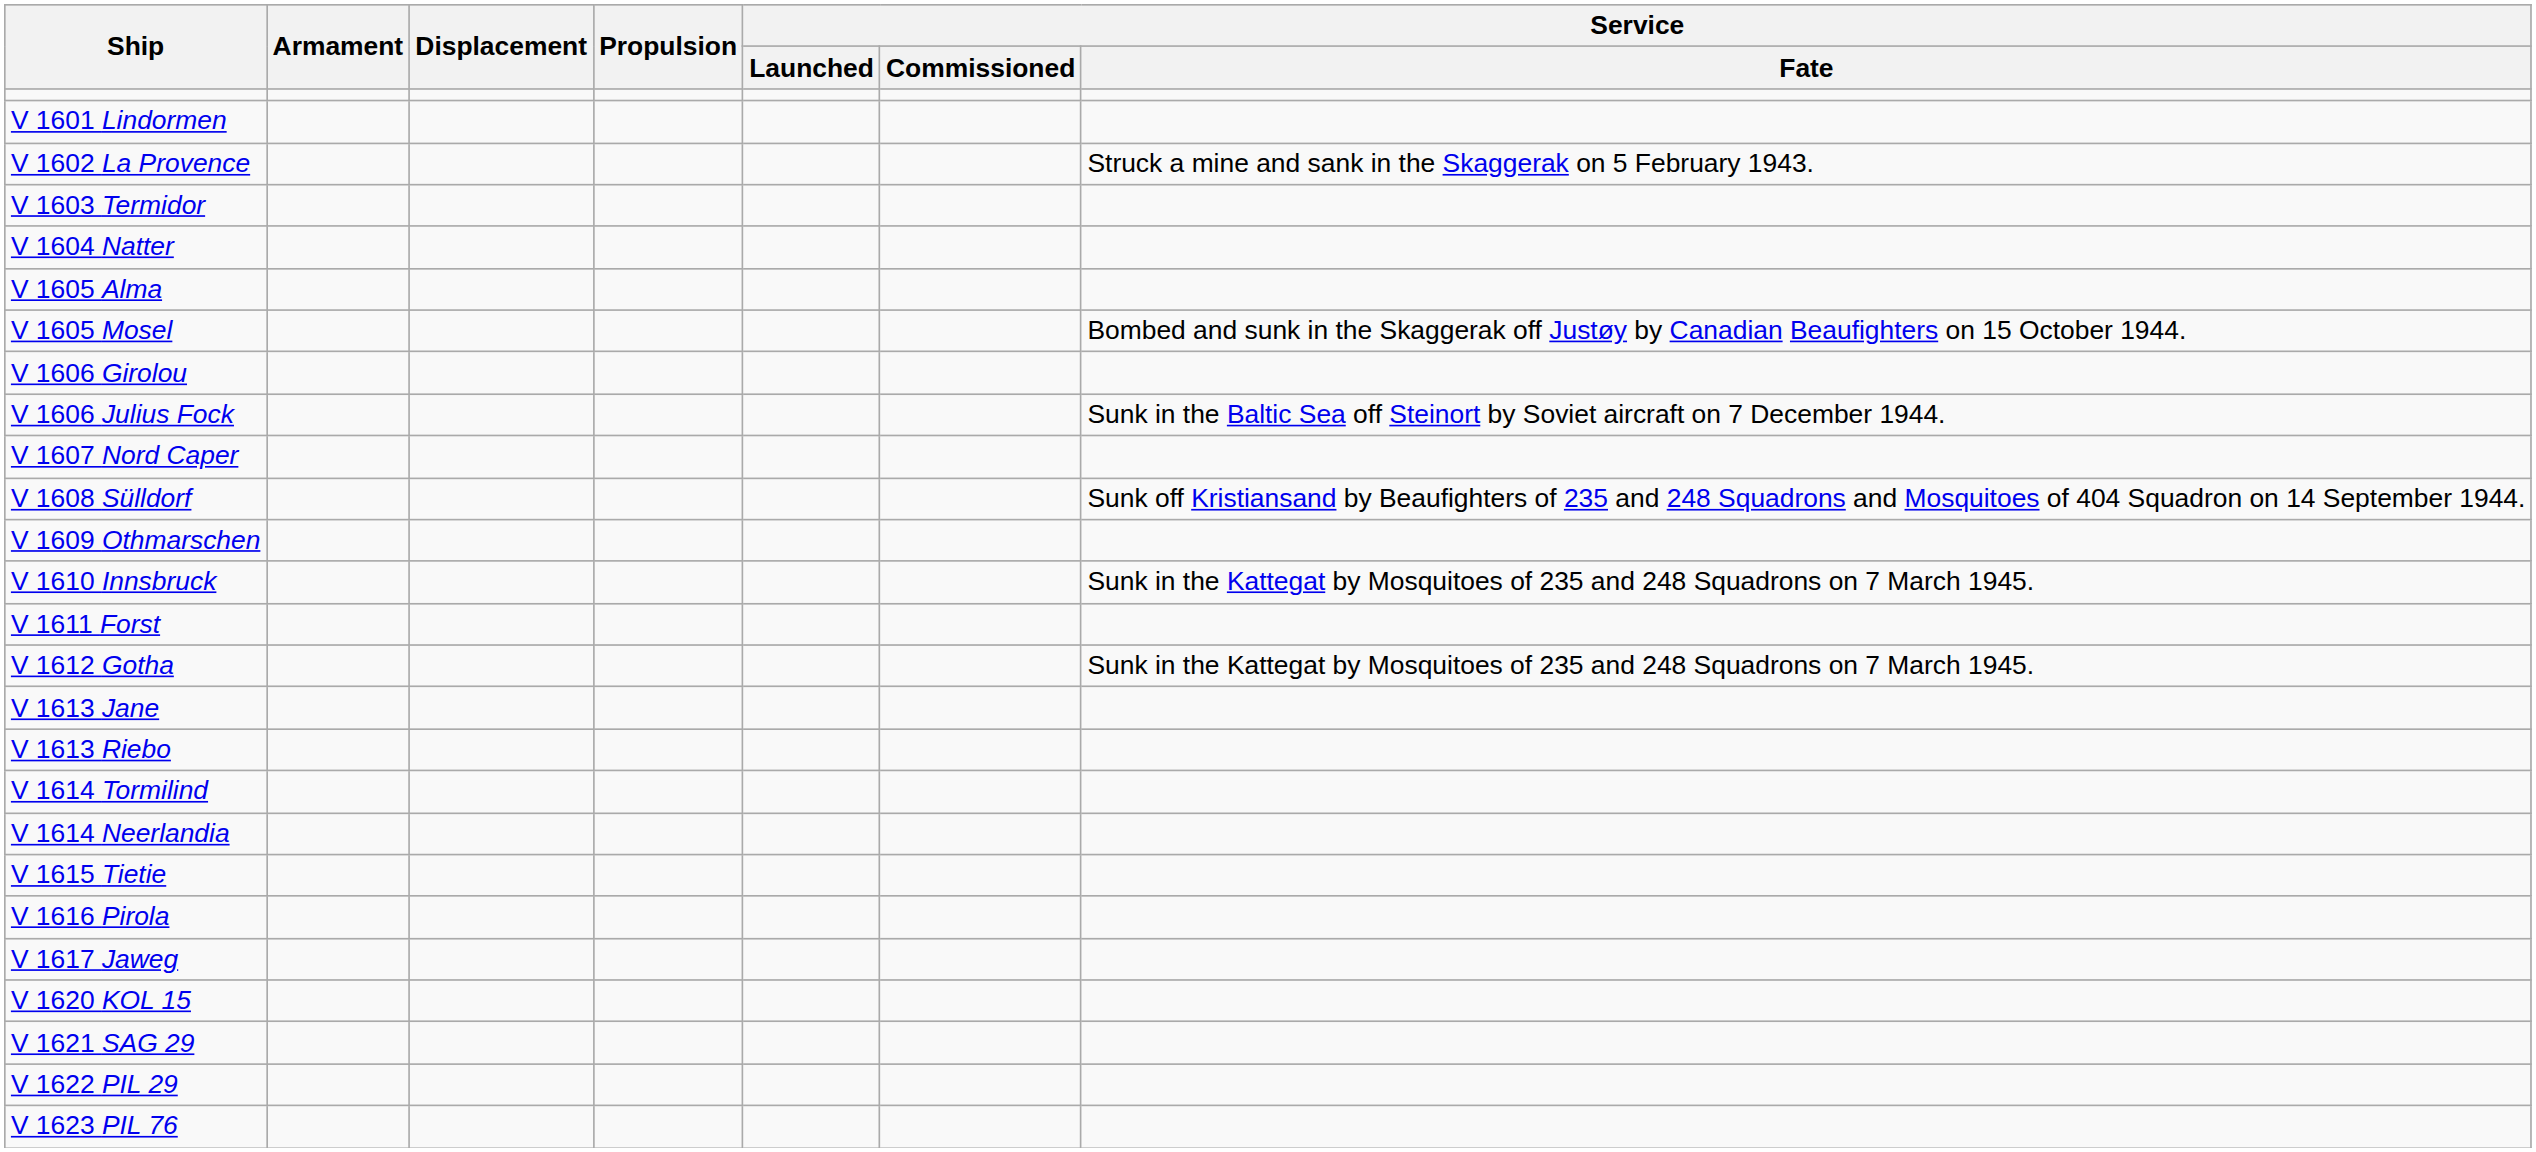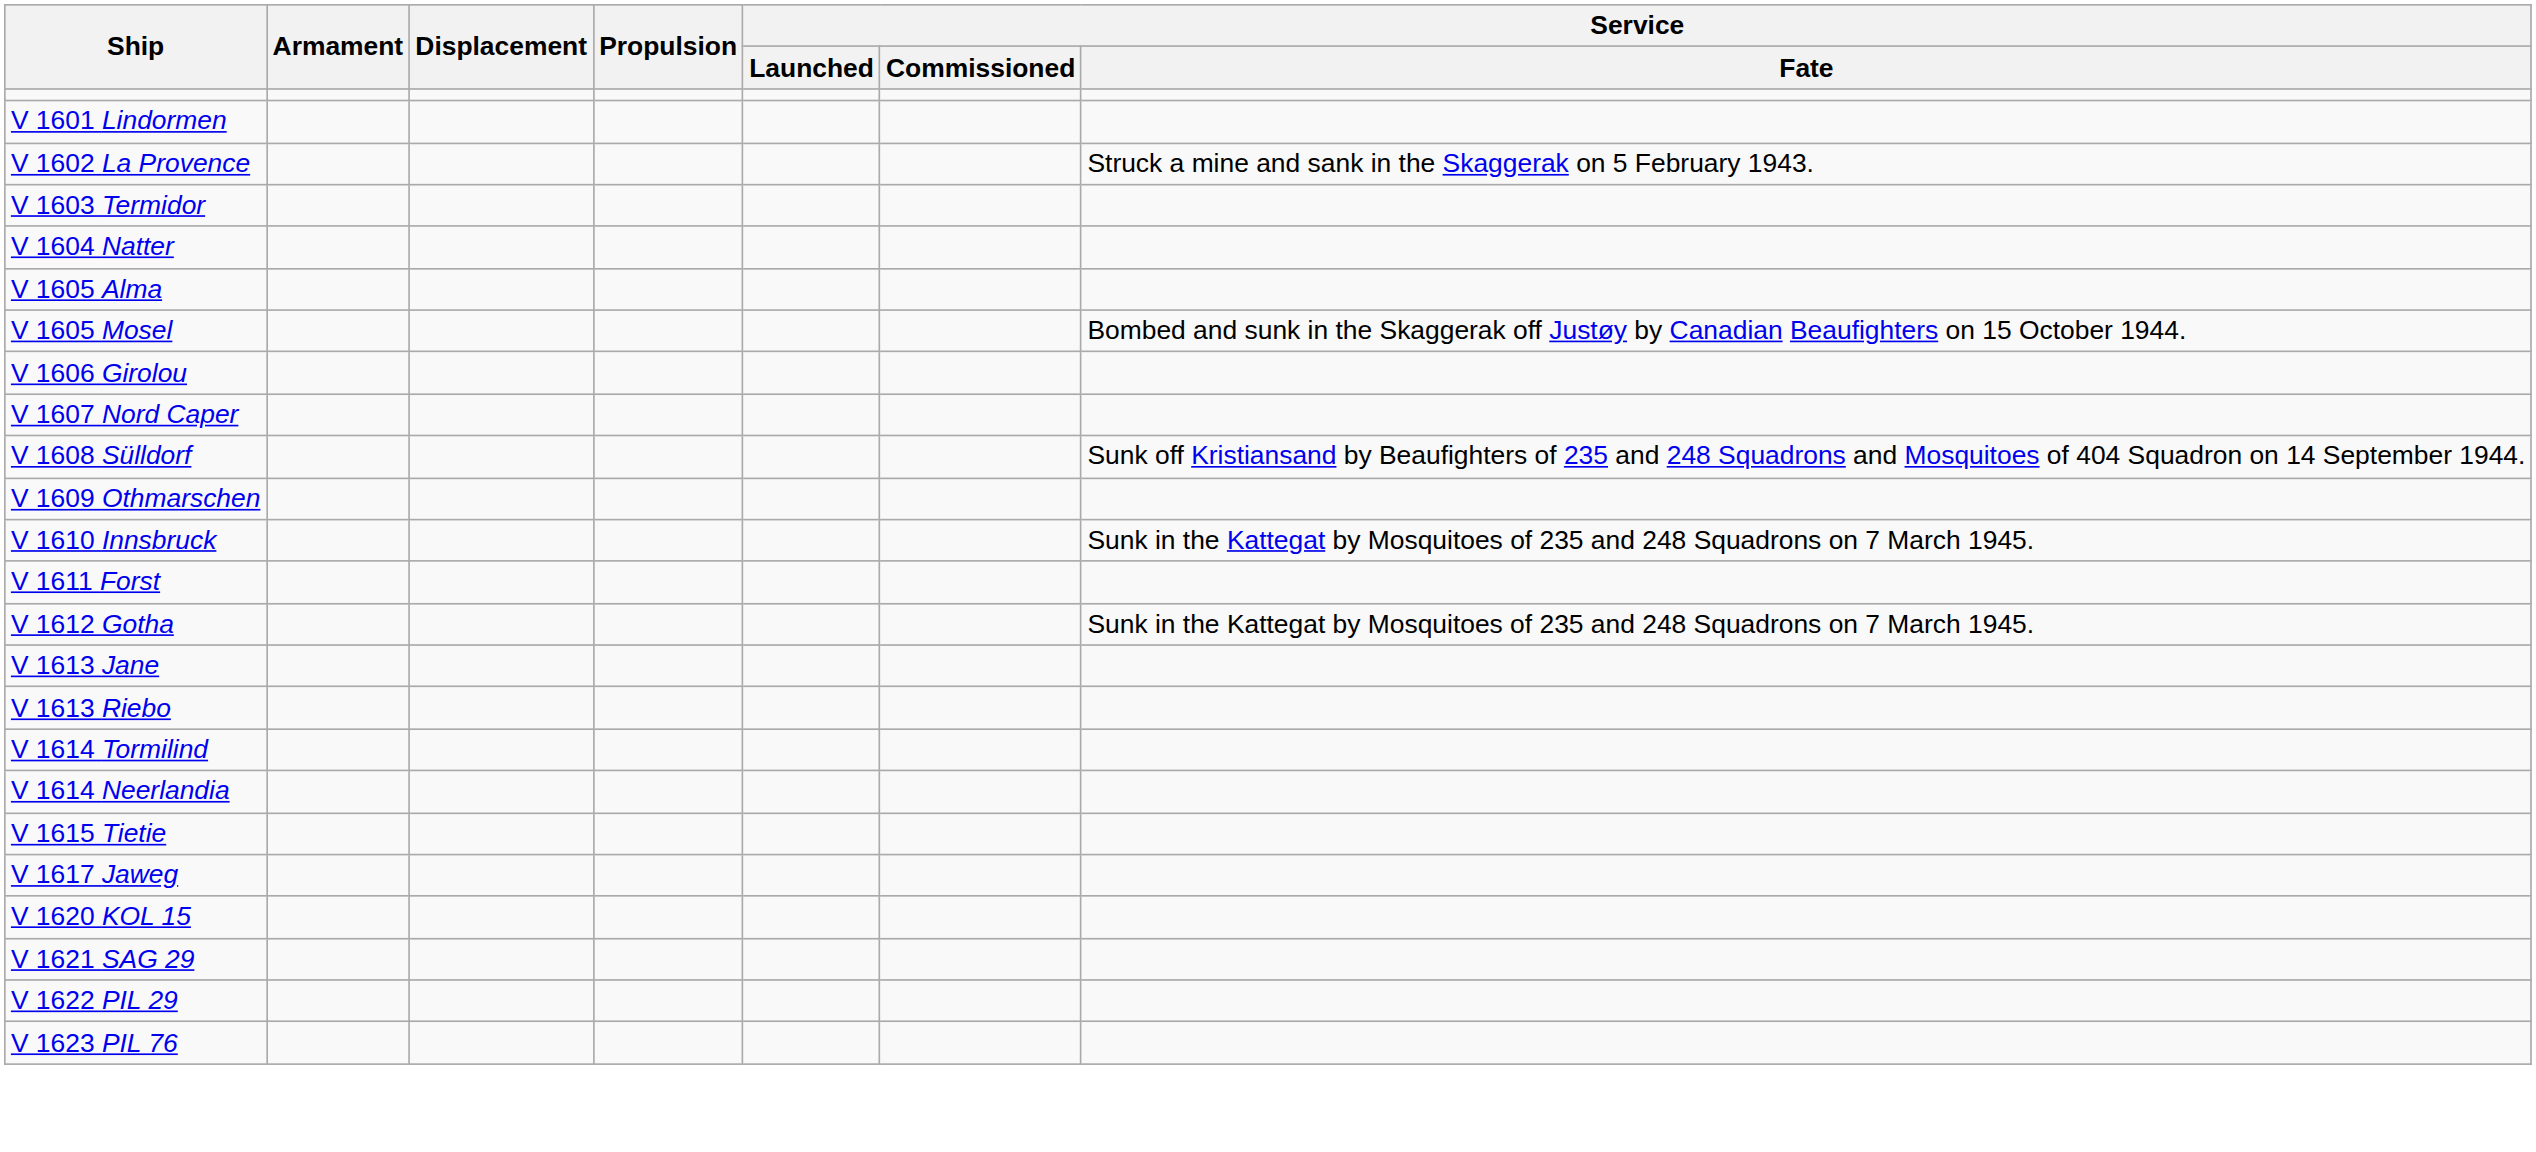- row: (122, 414)
- row: (90, 916)
